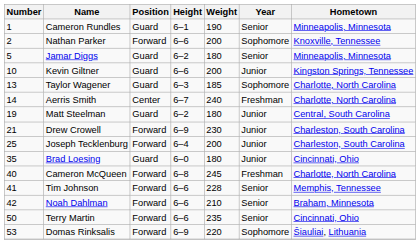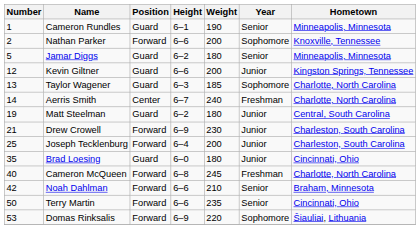(12, 71) 10 -> (12, 71) 12
- row: (72, 188)
